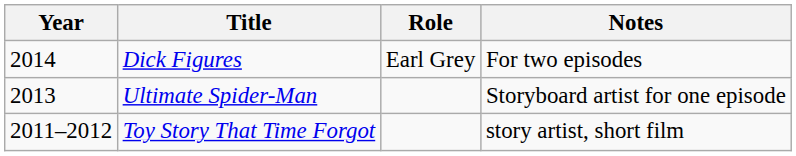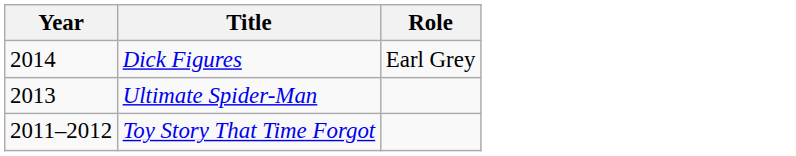- column: (636, 22)
